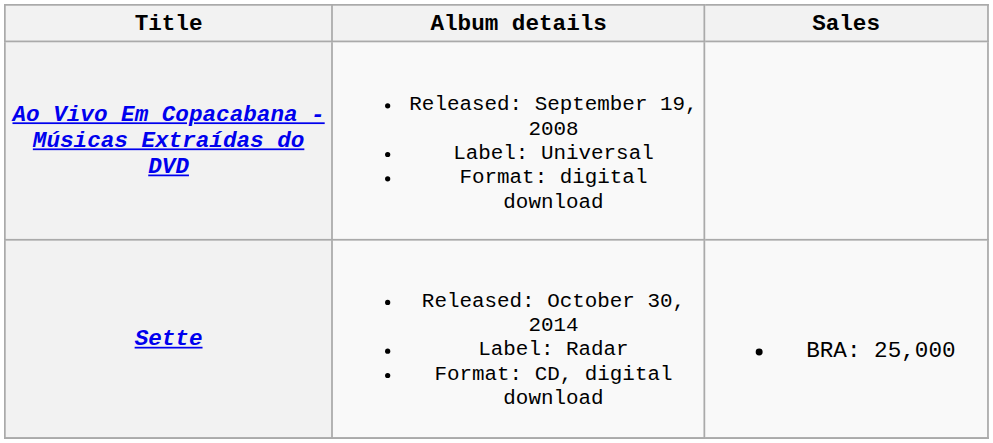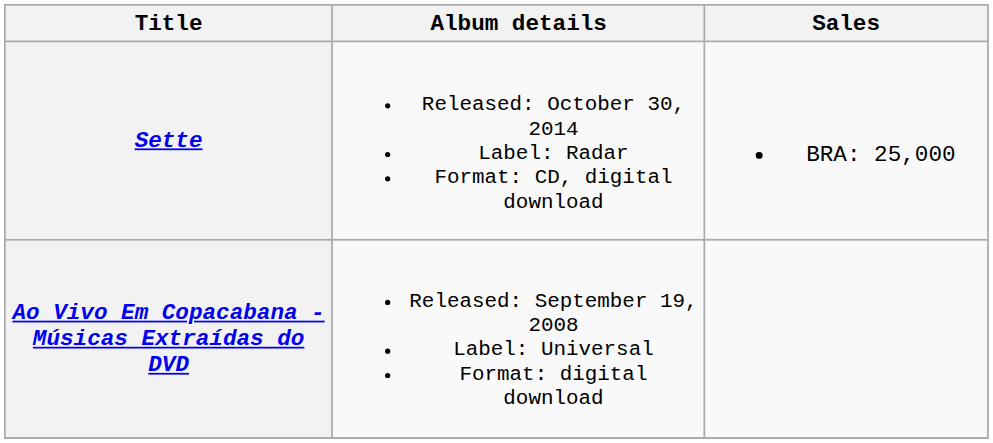rows swapped: (169, 141) <-> (169, 339)
